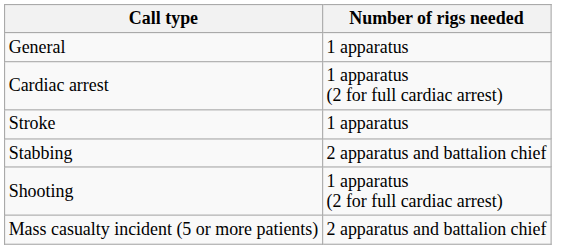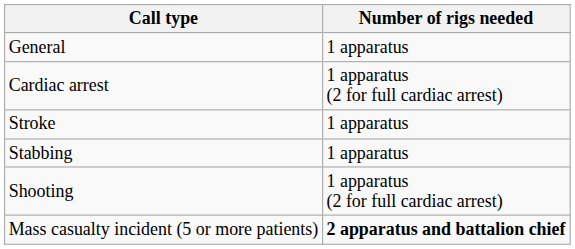(436, 152) 2 apparatus and battalion chief -> (368, 152) 1 apparatus
(436, 229) normal -> (446, 229) bold
